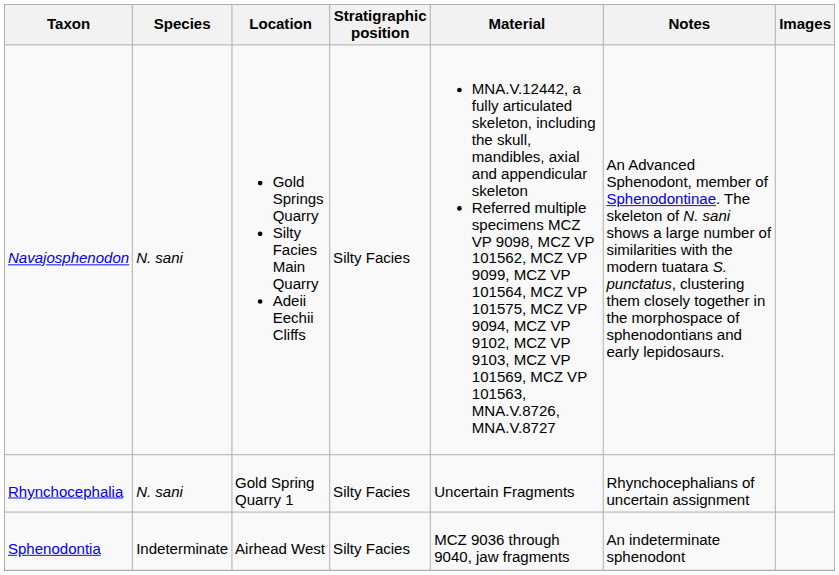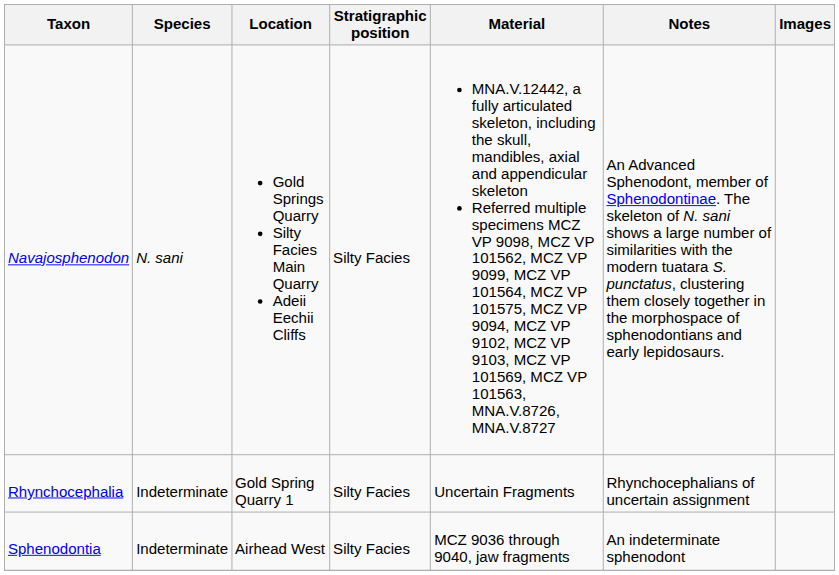(160, 491) N. sani -> (182, 491) Indeterminate
